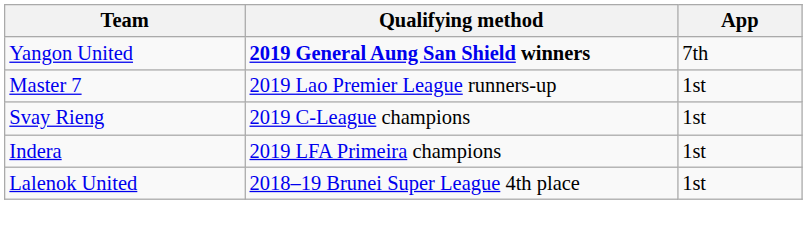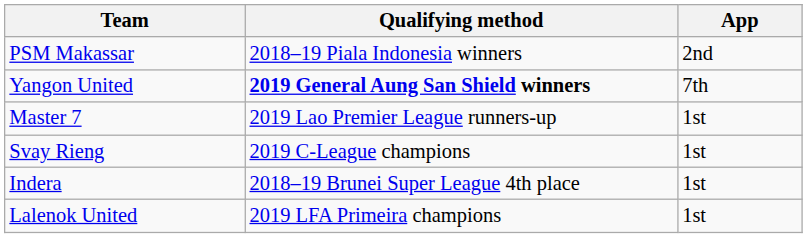+ row: (72, 53)
(375, 150) 2019 LFA Primeira champions -> (415, 183) 2018–19 Brunei Super League 4th place
(415, 183) 2018–19 Brunei Super League 4th place -> (375, 215) 2019 LFA Primeira champions
